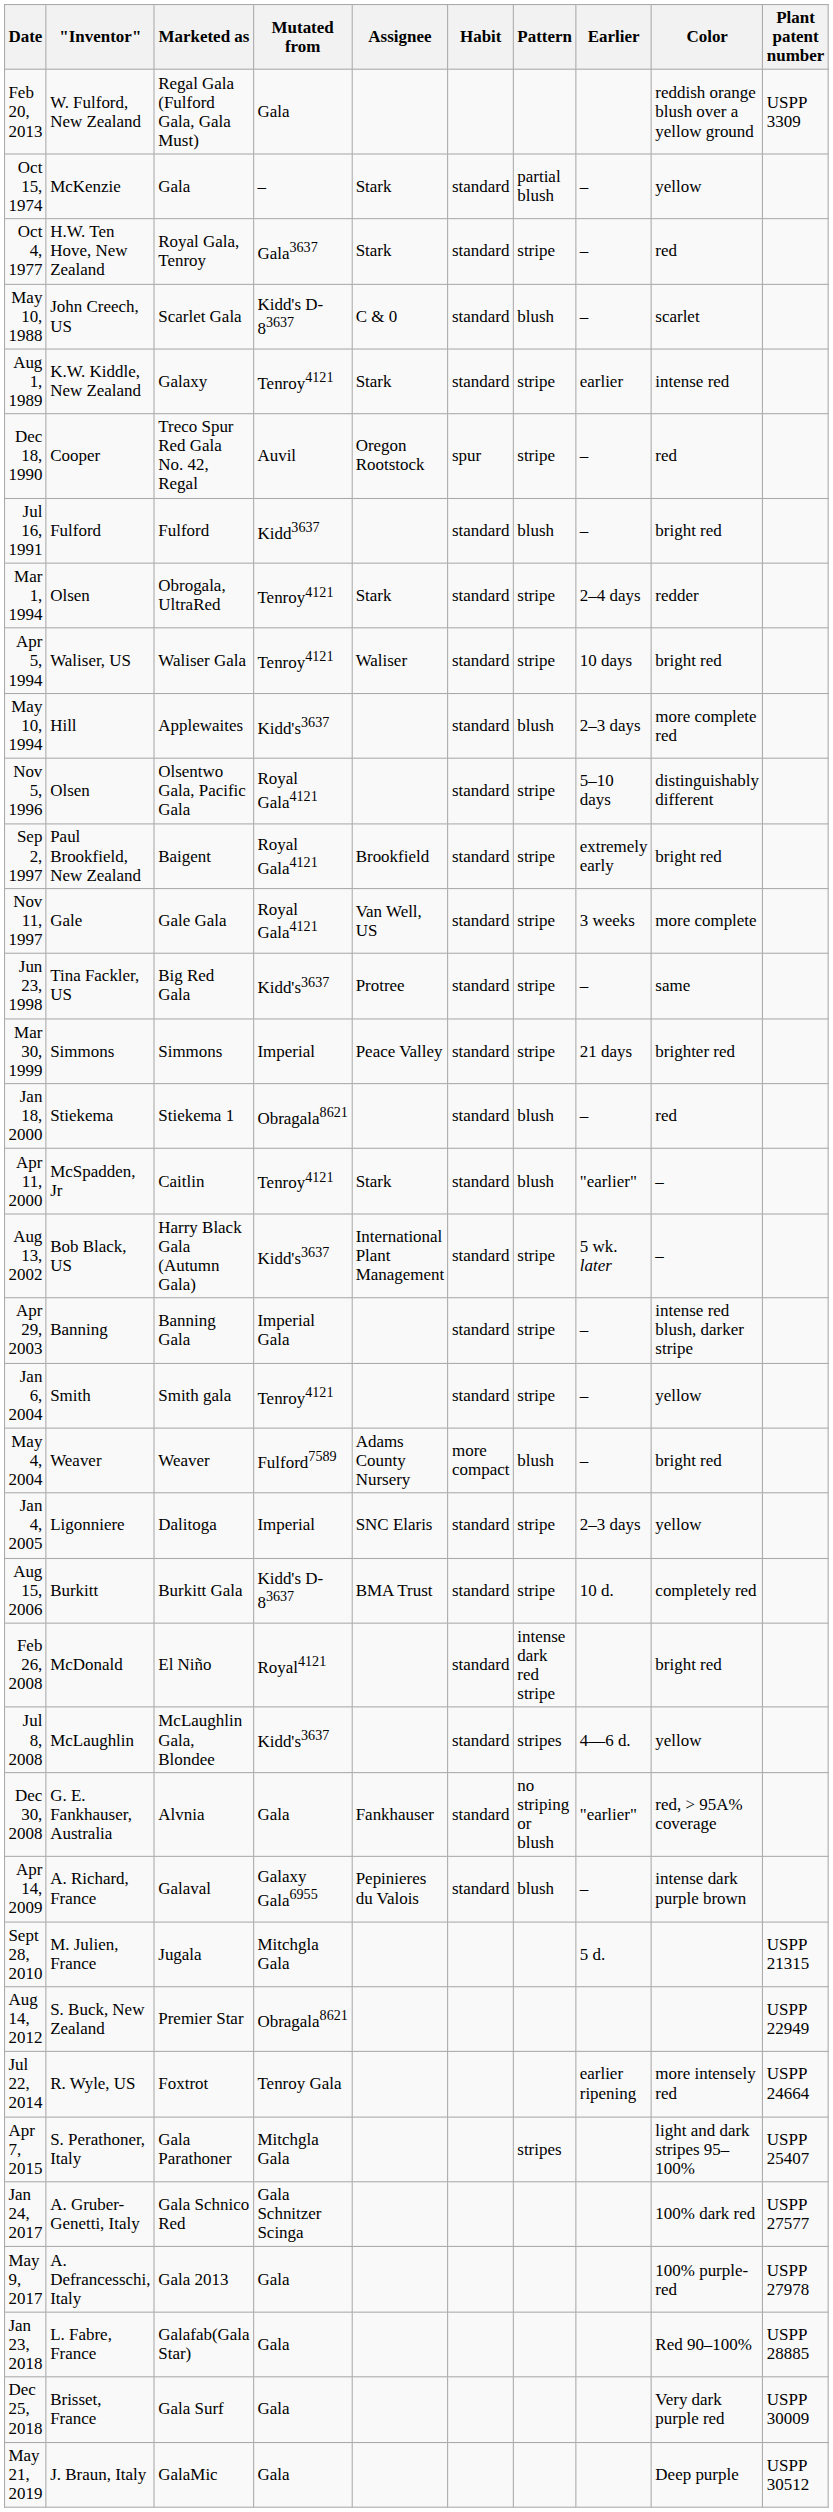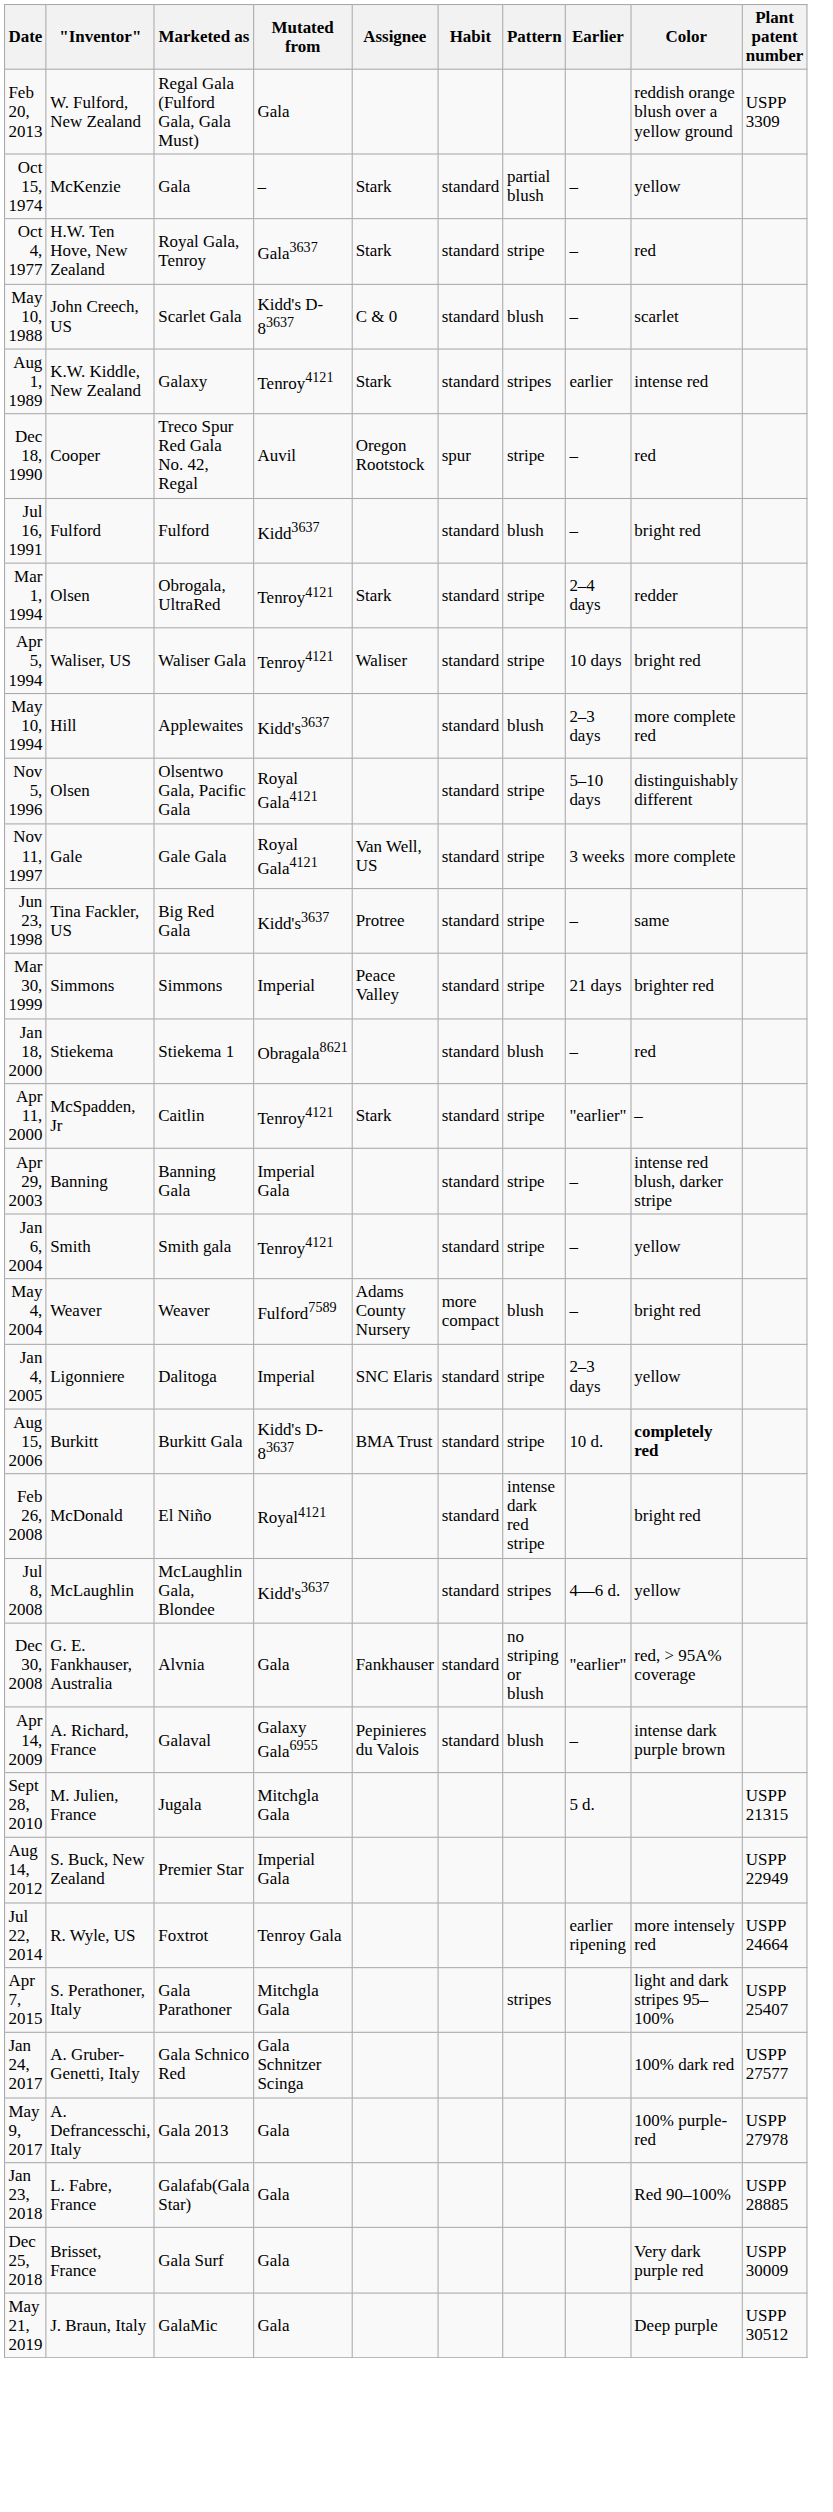(536, 381) stripe -> (529, 381) stripes
- row: (25, 855)
(536, 1181) blush -> (526, 1116) stripe
- row: (25, 1255)
(706, 1590) normal -> (673, 1441) bold
(303, 2019) Obragala8621 -> (286, 1869) Imperial Gala
